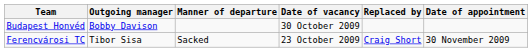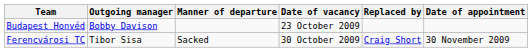(320, 26) 30 October 2009 -> (320, 26) 23 October 2009
(320, 40) 23 October 2009 -> (320, 40) 30 October 2009
